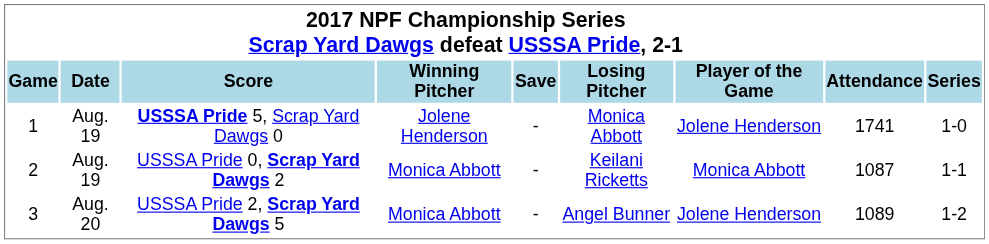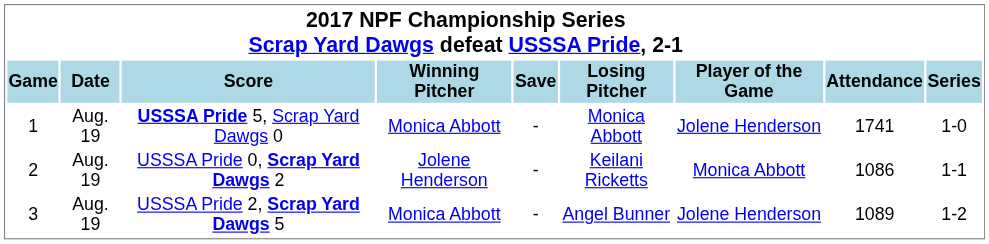(444, 126) Jolene Henderson -> (444, 126) Monica Abbott
(444, 170) Monica Abbott -> (444, 170) Jolene Henderson
(875, 170) 1087 -> (875, 170) 1086
(91, 214) Aug. 20 -> (91, 214) Aug. 19
